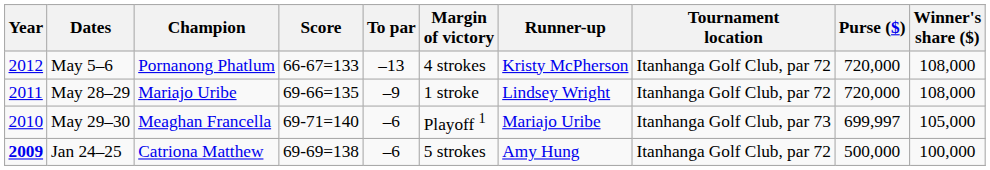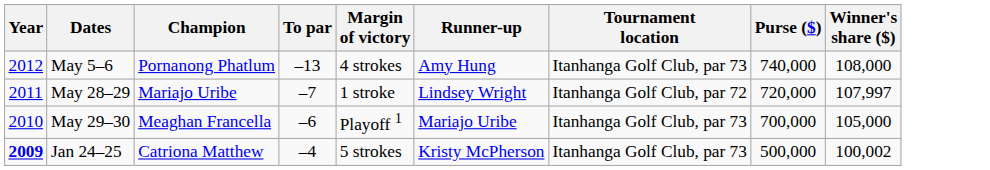- column: (321, 27)
(565, 65) Kristy McPherson -> (457, 65) Amy Hung
(734, 65) Itanhanga Golf Club, par 72 -> (650, 65) Itanhanga Golf Club, par 73
(872, 65) 720,000 -> (788, 65) 740,000
(391, 92) –9 -> (307, 92) –7
(947, 92) 108,000 -> (863, 92) 107,997
(872, 122) 699,997 -> (788, 122) 700,000
(391, 151) –6 -> (307, 151) –4
(541, 151) Amy Hung -> (481, 151) Kristy McPherson
(734, 151) Itanhanga Golf Club, par 72 -> (650, 151) Itanhanga Golf Club, par 73
(947, 151) 100,000 -> (863, 151) 100,002
